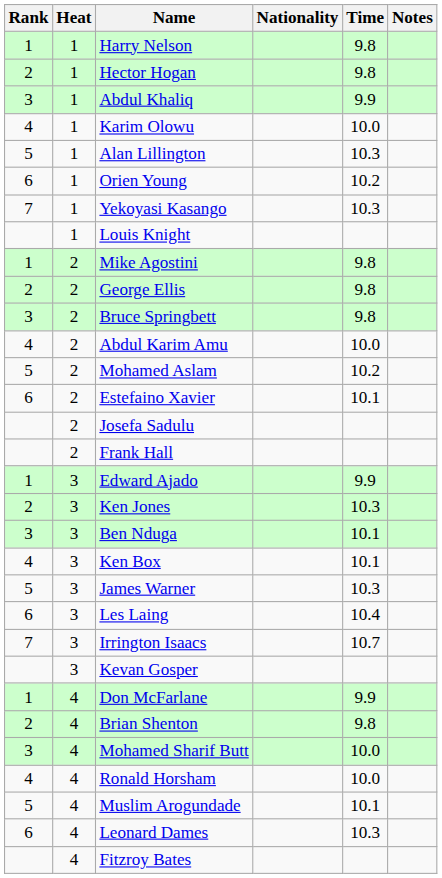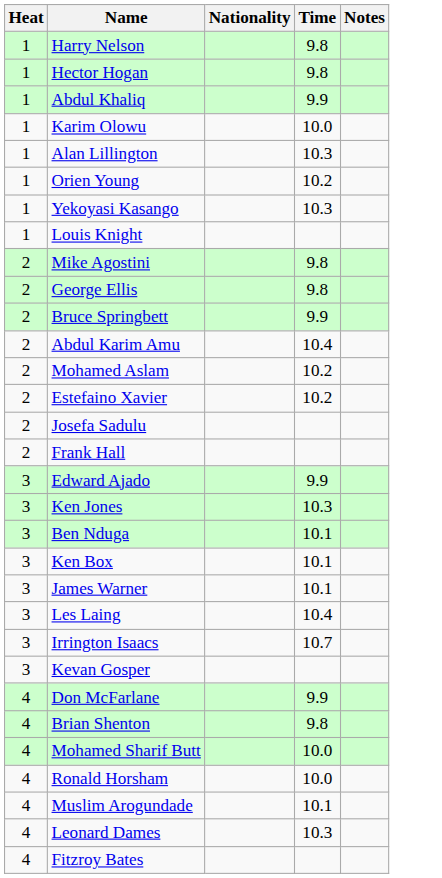- column: (28, 18)
(365, 316) 9.8 -> (317, 316) 9.9
(365, 343) 10.0 -> (317, 343) 10.4
(365, 398) 10.1 -> (317, 398) 10.2
(365, 588) 10.3 -> (317, 588) 10.1
